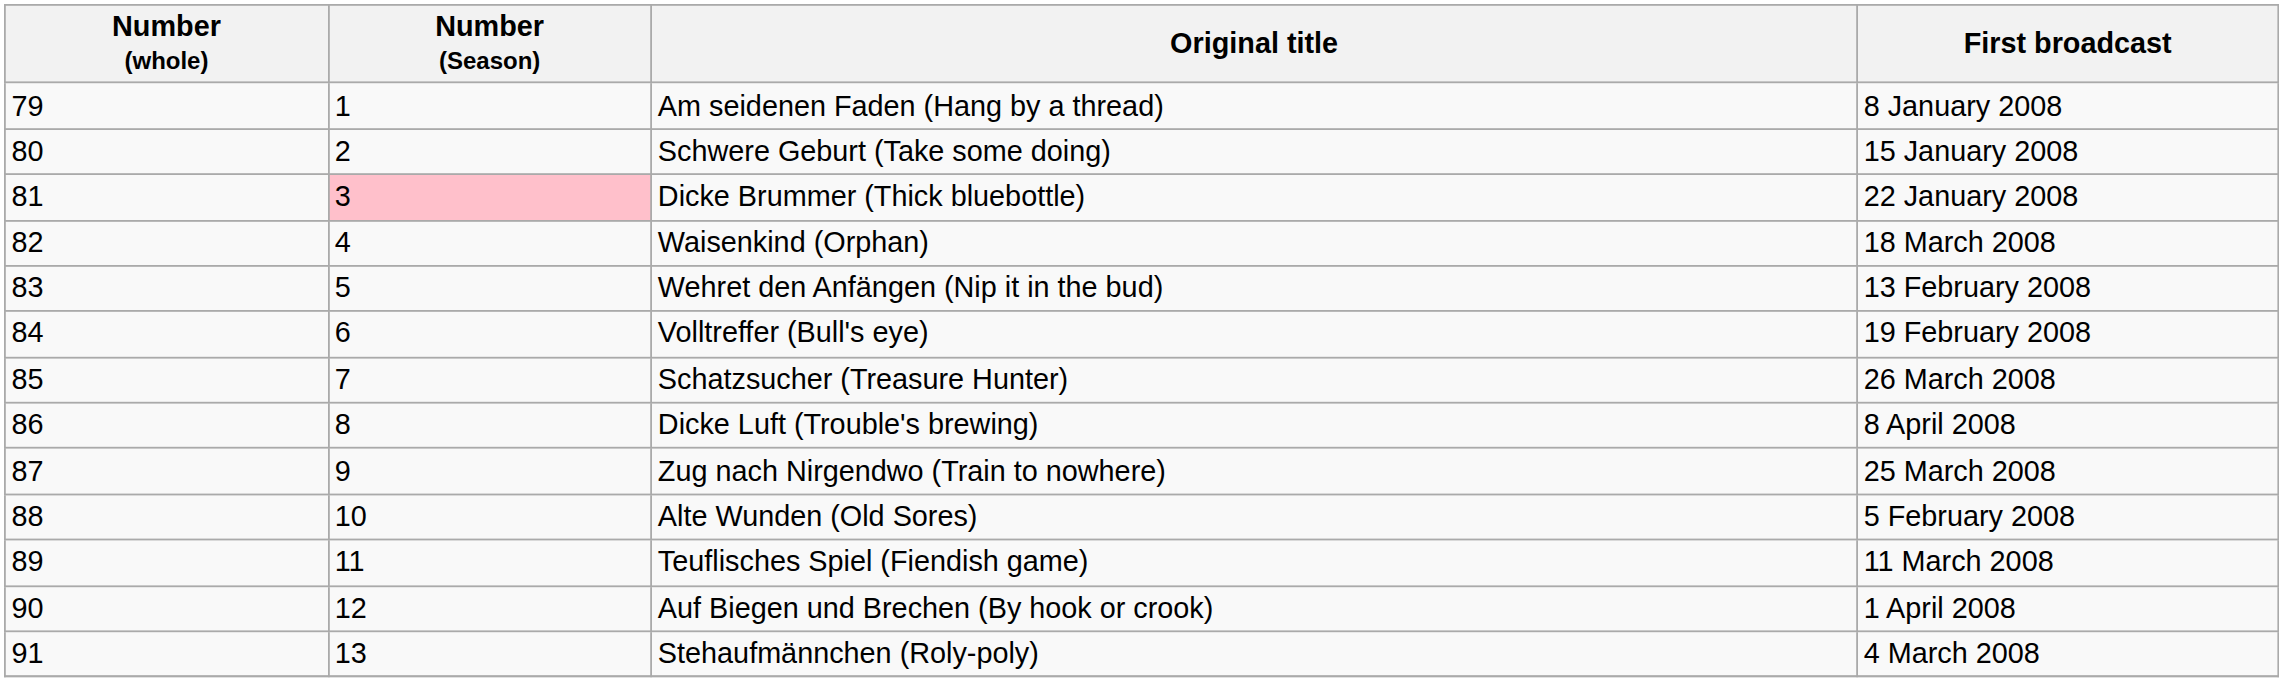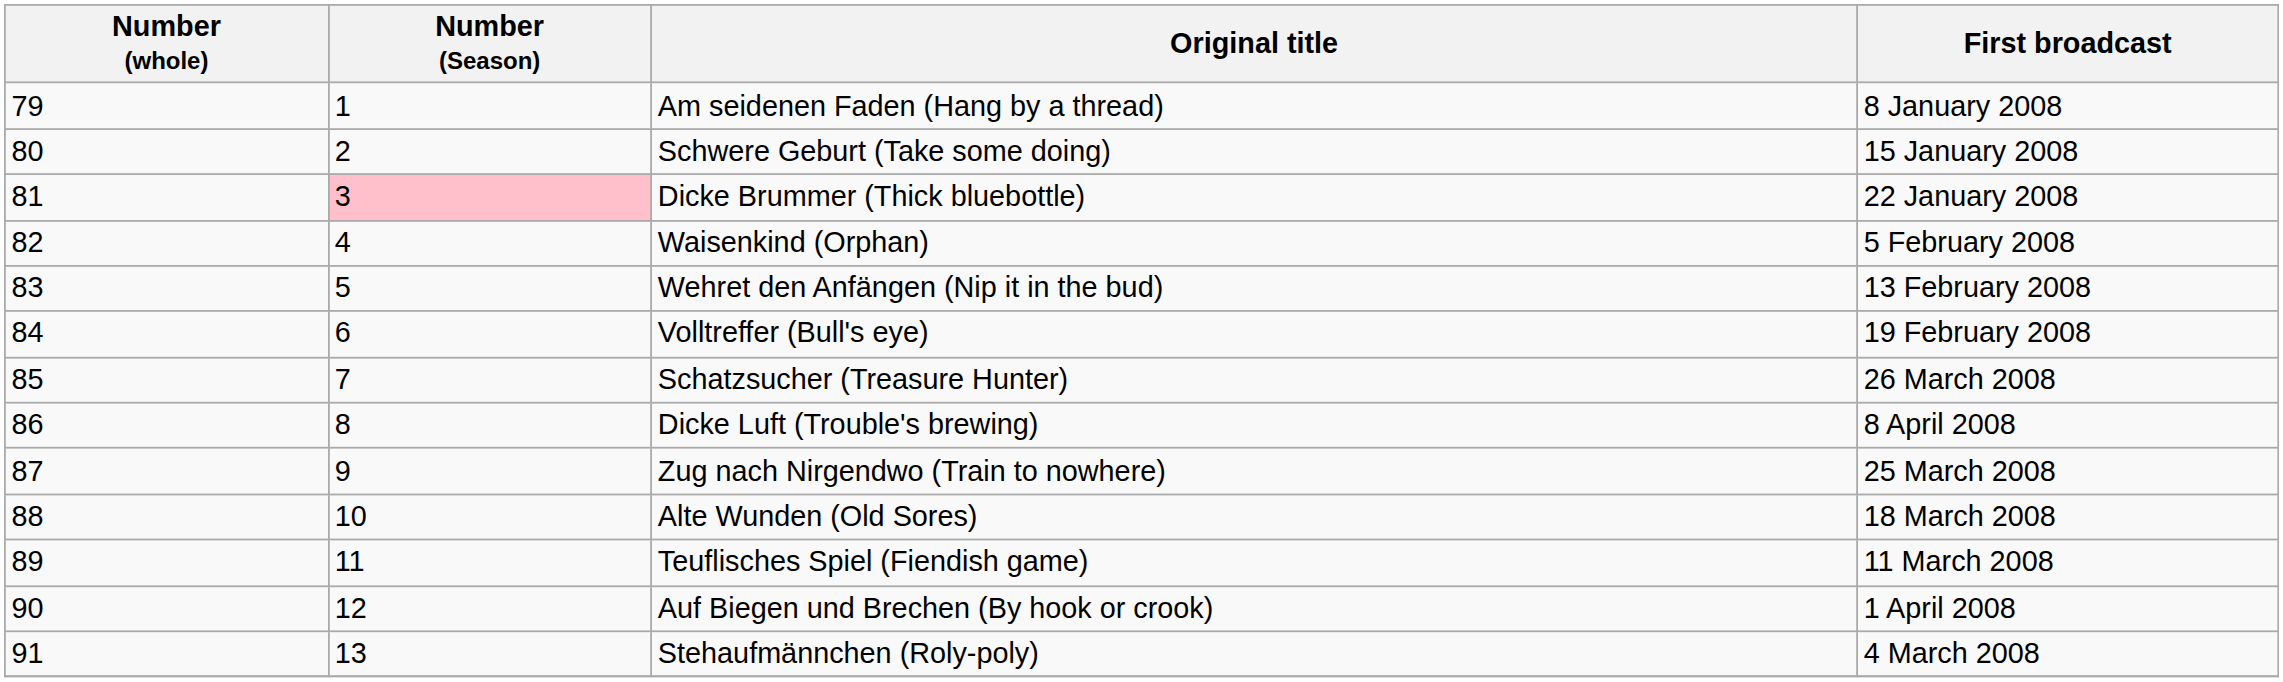(1960, 242) 18 March 2008 -> (1969, 242) 5 February 2008
(1969, 516) 5 February 2008 -> (1960, 516) 18 March 2008
